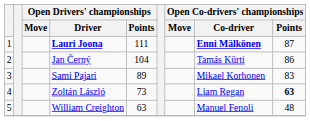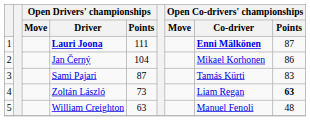(221, 59) Tamás Kürti -> (231, 59) Mikael Korhonen
(141, 75) 89 -> (141, 75) 87
(231, 75) Mikael Korhonen -> (221, 75) Tamás Kürti
